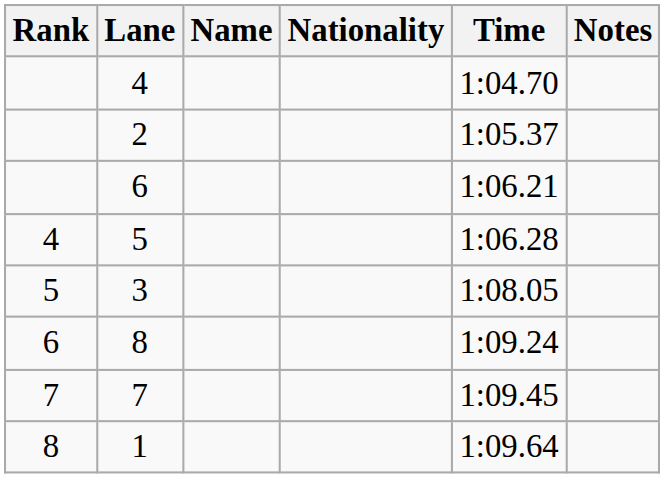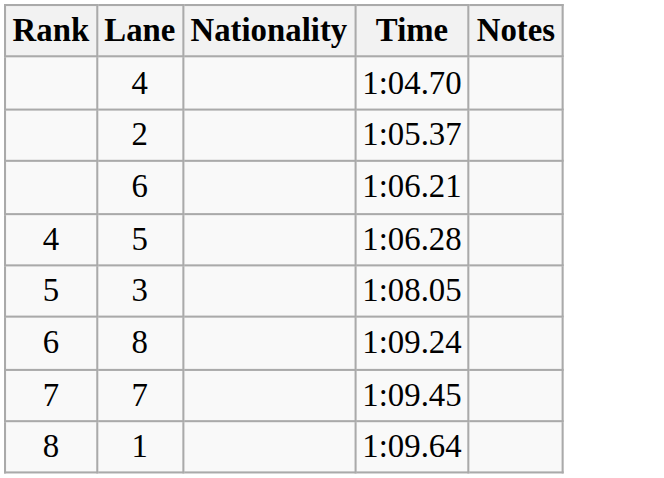- column: (231, 30)
